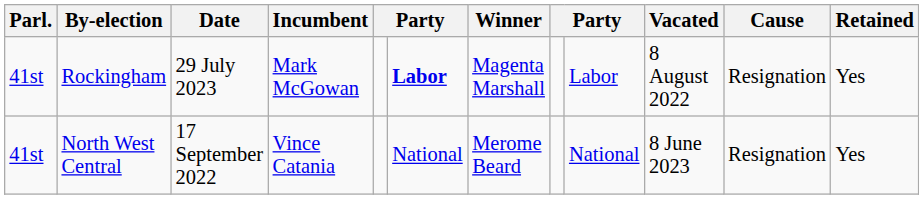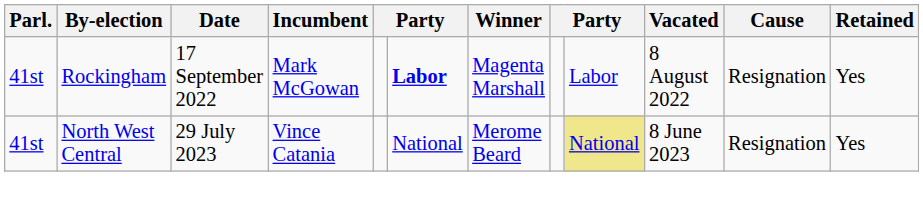(205, 76) 29 July 2023 -> (219, 76) 17 September 2022
(219, 154) 17 September 2022 -> (205, 143) 29 July 2023
(604, 154) no background -> (604, 143) khaki background
